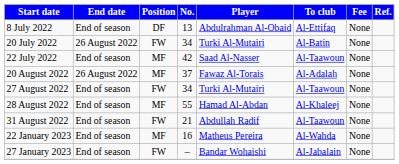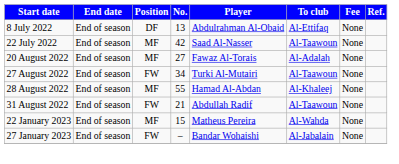- row: (32, 43)
(106, 74) 26 August 2022 -> (103, 58) End of season
(187, 74) 37 -> (180, 58) 27
(187, 136) 16 -> (180, 120) 15
